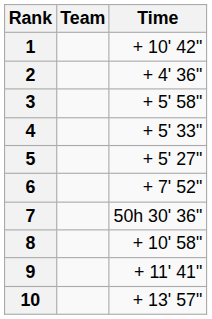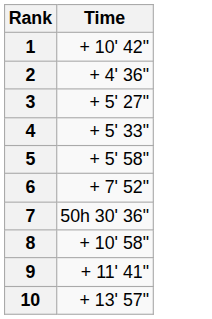- column: (83, 18)
(172, 103) + 5' 58" -> (119, 103) + 5' 27"
(172, 159) + 5' 27" -> (119, 159) + 5' 58"
